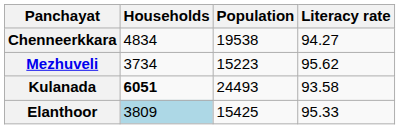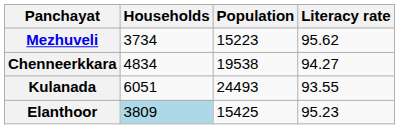rows swapped: (62, 40) <-> (62, 64)
(140, 87) bold -> (140, 87) normal
(320, 87) 93.58 -> (320, 87) 93.55
(320, 111) 95.33 -> (320, 111) 95.23
